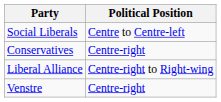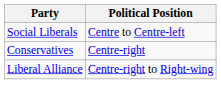- row: (25, 87)
